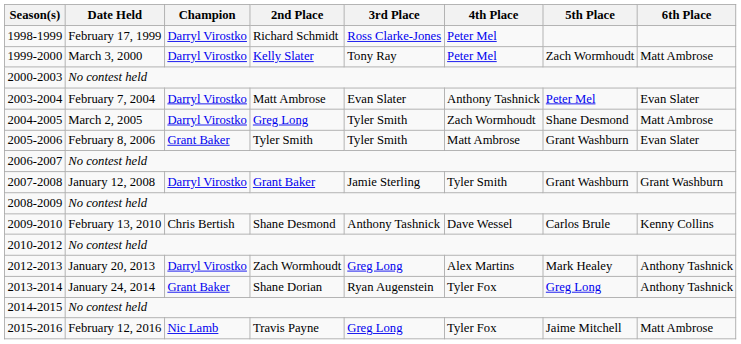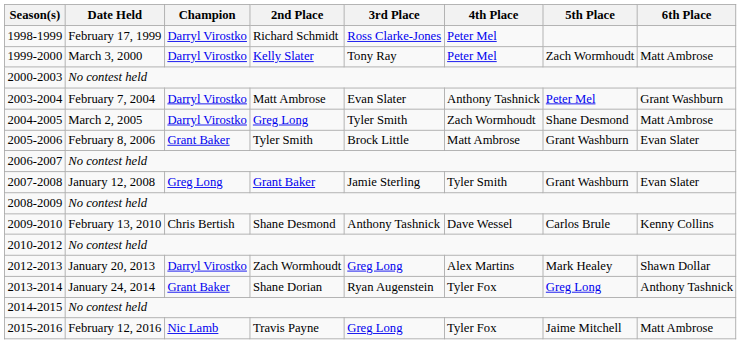(670, 98) Evan Slater -> (682, 98) Grant Washburn
(377, 140) Tyler Smith -> (378, 140) Brock Little
(207, 182) Darryl Virostko -> (195, 182) Greg Long
(682, 182) Grant Washburn -> (670, 182) Evan Slater
(687, 266) Anthony Tashnick -> (675, 266) Shawn Dollar
